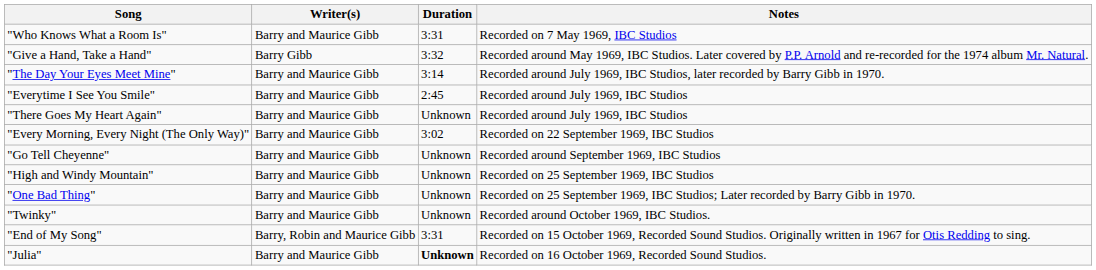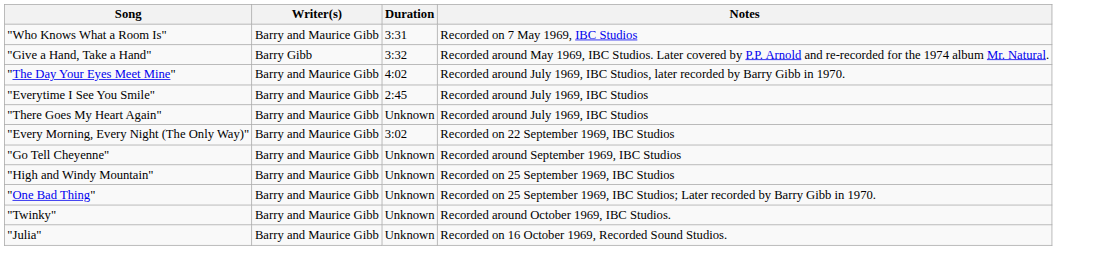(432, 74) 3:14 -> (396, 74) 4:02
- row: (54, 235)
(447, 255) bold -> (410, 235) normal
